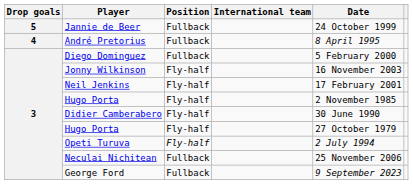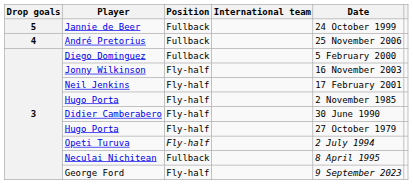(348, 41) 8 April 1995 -> (358, 41) 25 November 2006
(358, 158) 25 November 2006 -> (348, 158) 8 April 1995
(188, 172) Fullback -> (188, 172) Fly-half
